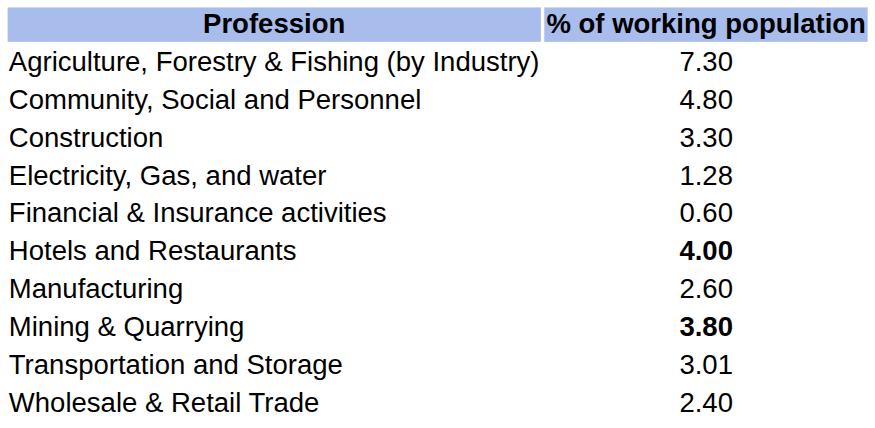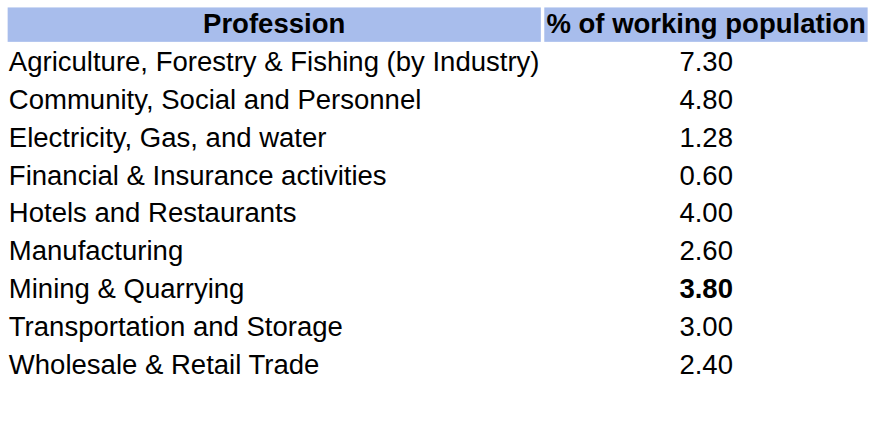- row: (86, 137)
(706, 251) bold -> (706, 213) normal
(706, 364) 3.01 -> (706, 326) 3.00
